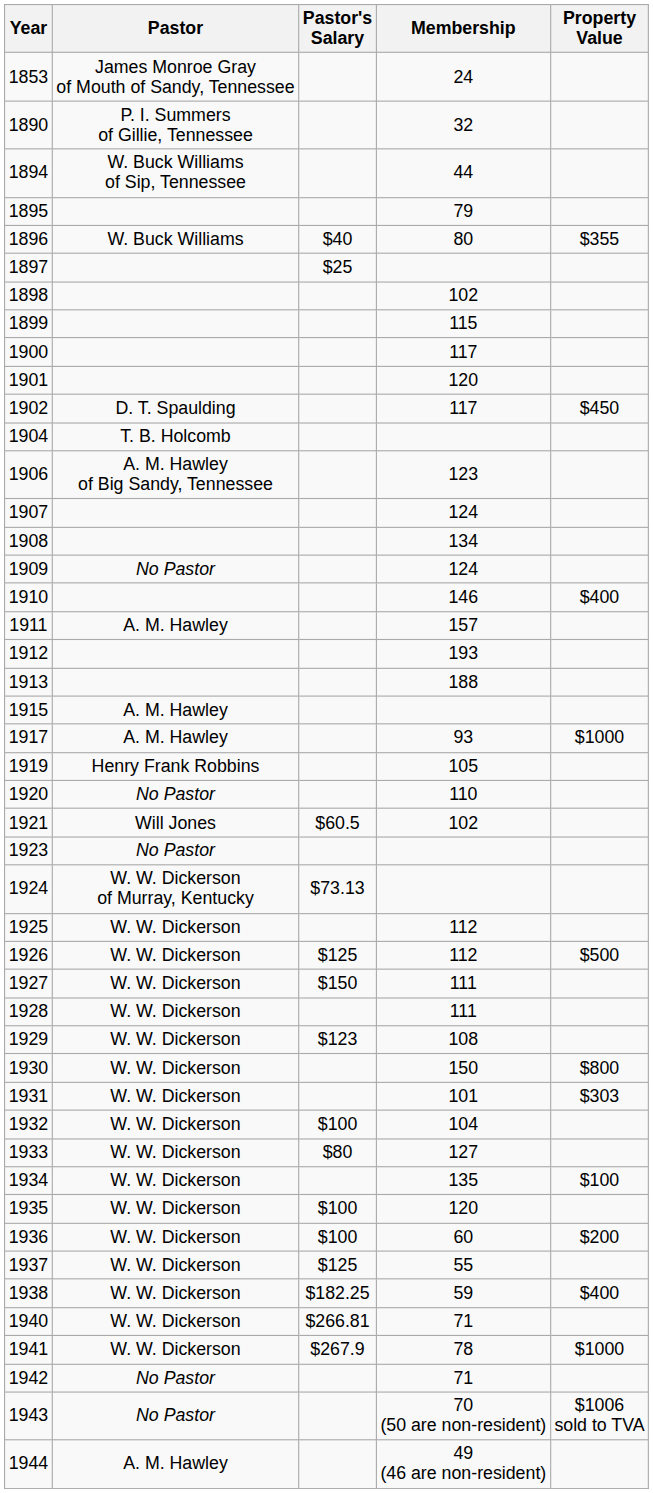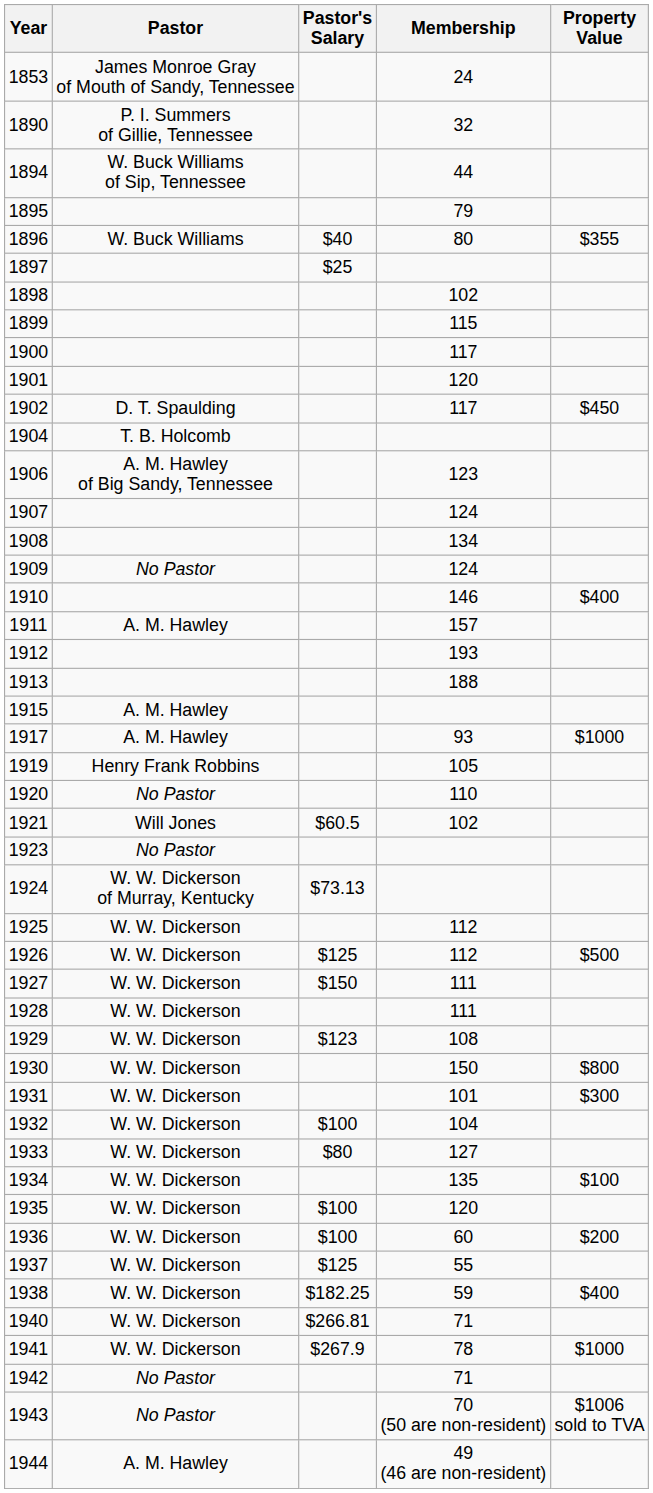(599, 1096) $303 -> (599, 1096) $300
